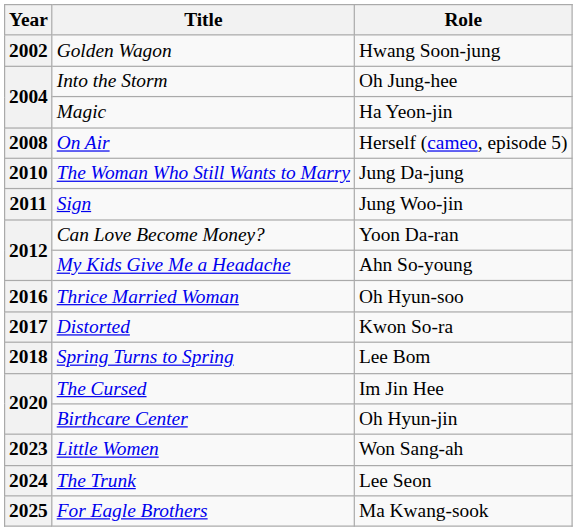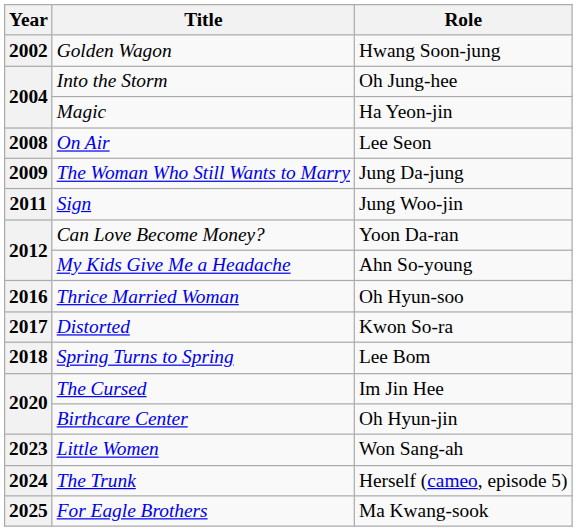(463, 142) Herself (cameo, episode 5) -> (395, 142) Lee Seon
(28, 173) 2010 -> (28, 173) 2009
(395, 480) Lee Seon -> (463, 480) Herself (cameo, episode 5)
